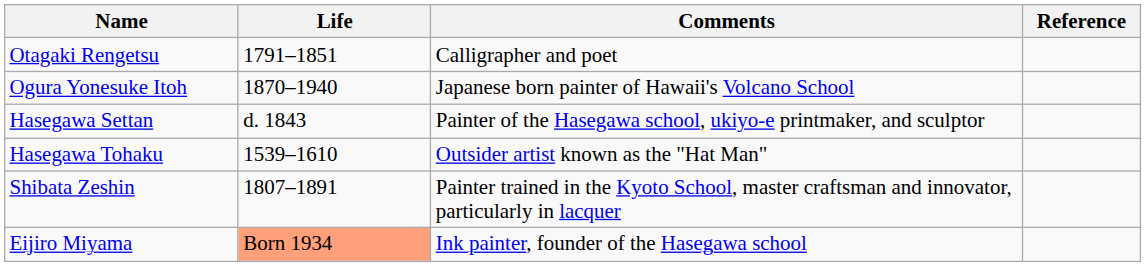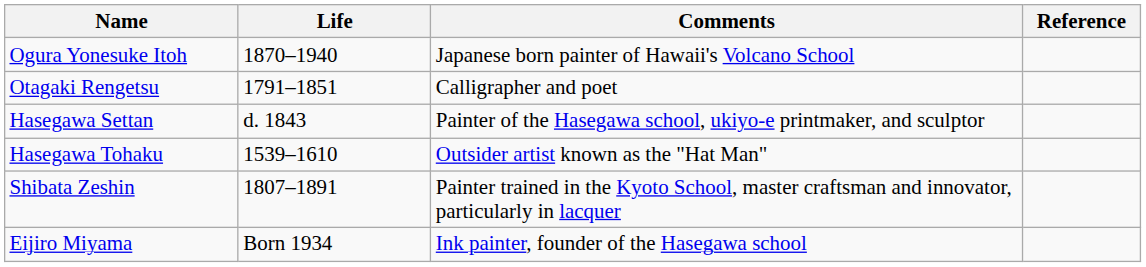rows swapped: (98, 87) <-> (84, 54)
(288, 244) lightsalmon background -> (288, 244) no background
